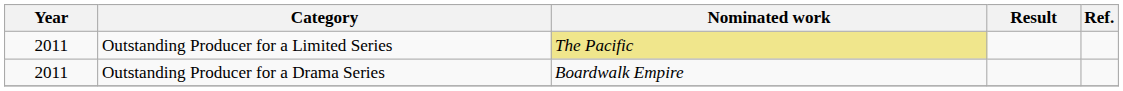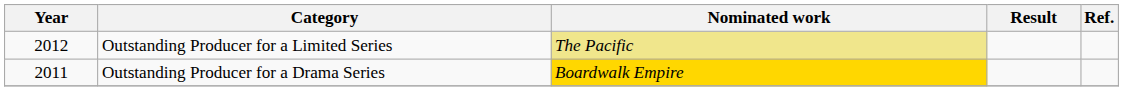(51, 45) 2011 -> (51, 45) 2012
(619, 72) no background -> (619, 72) gold background
